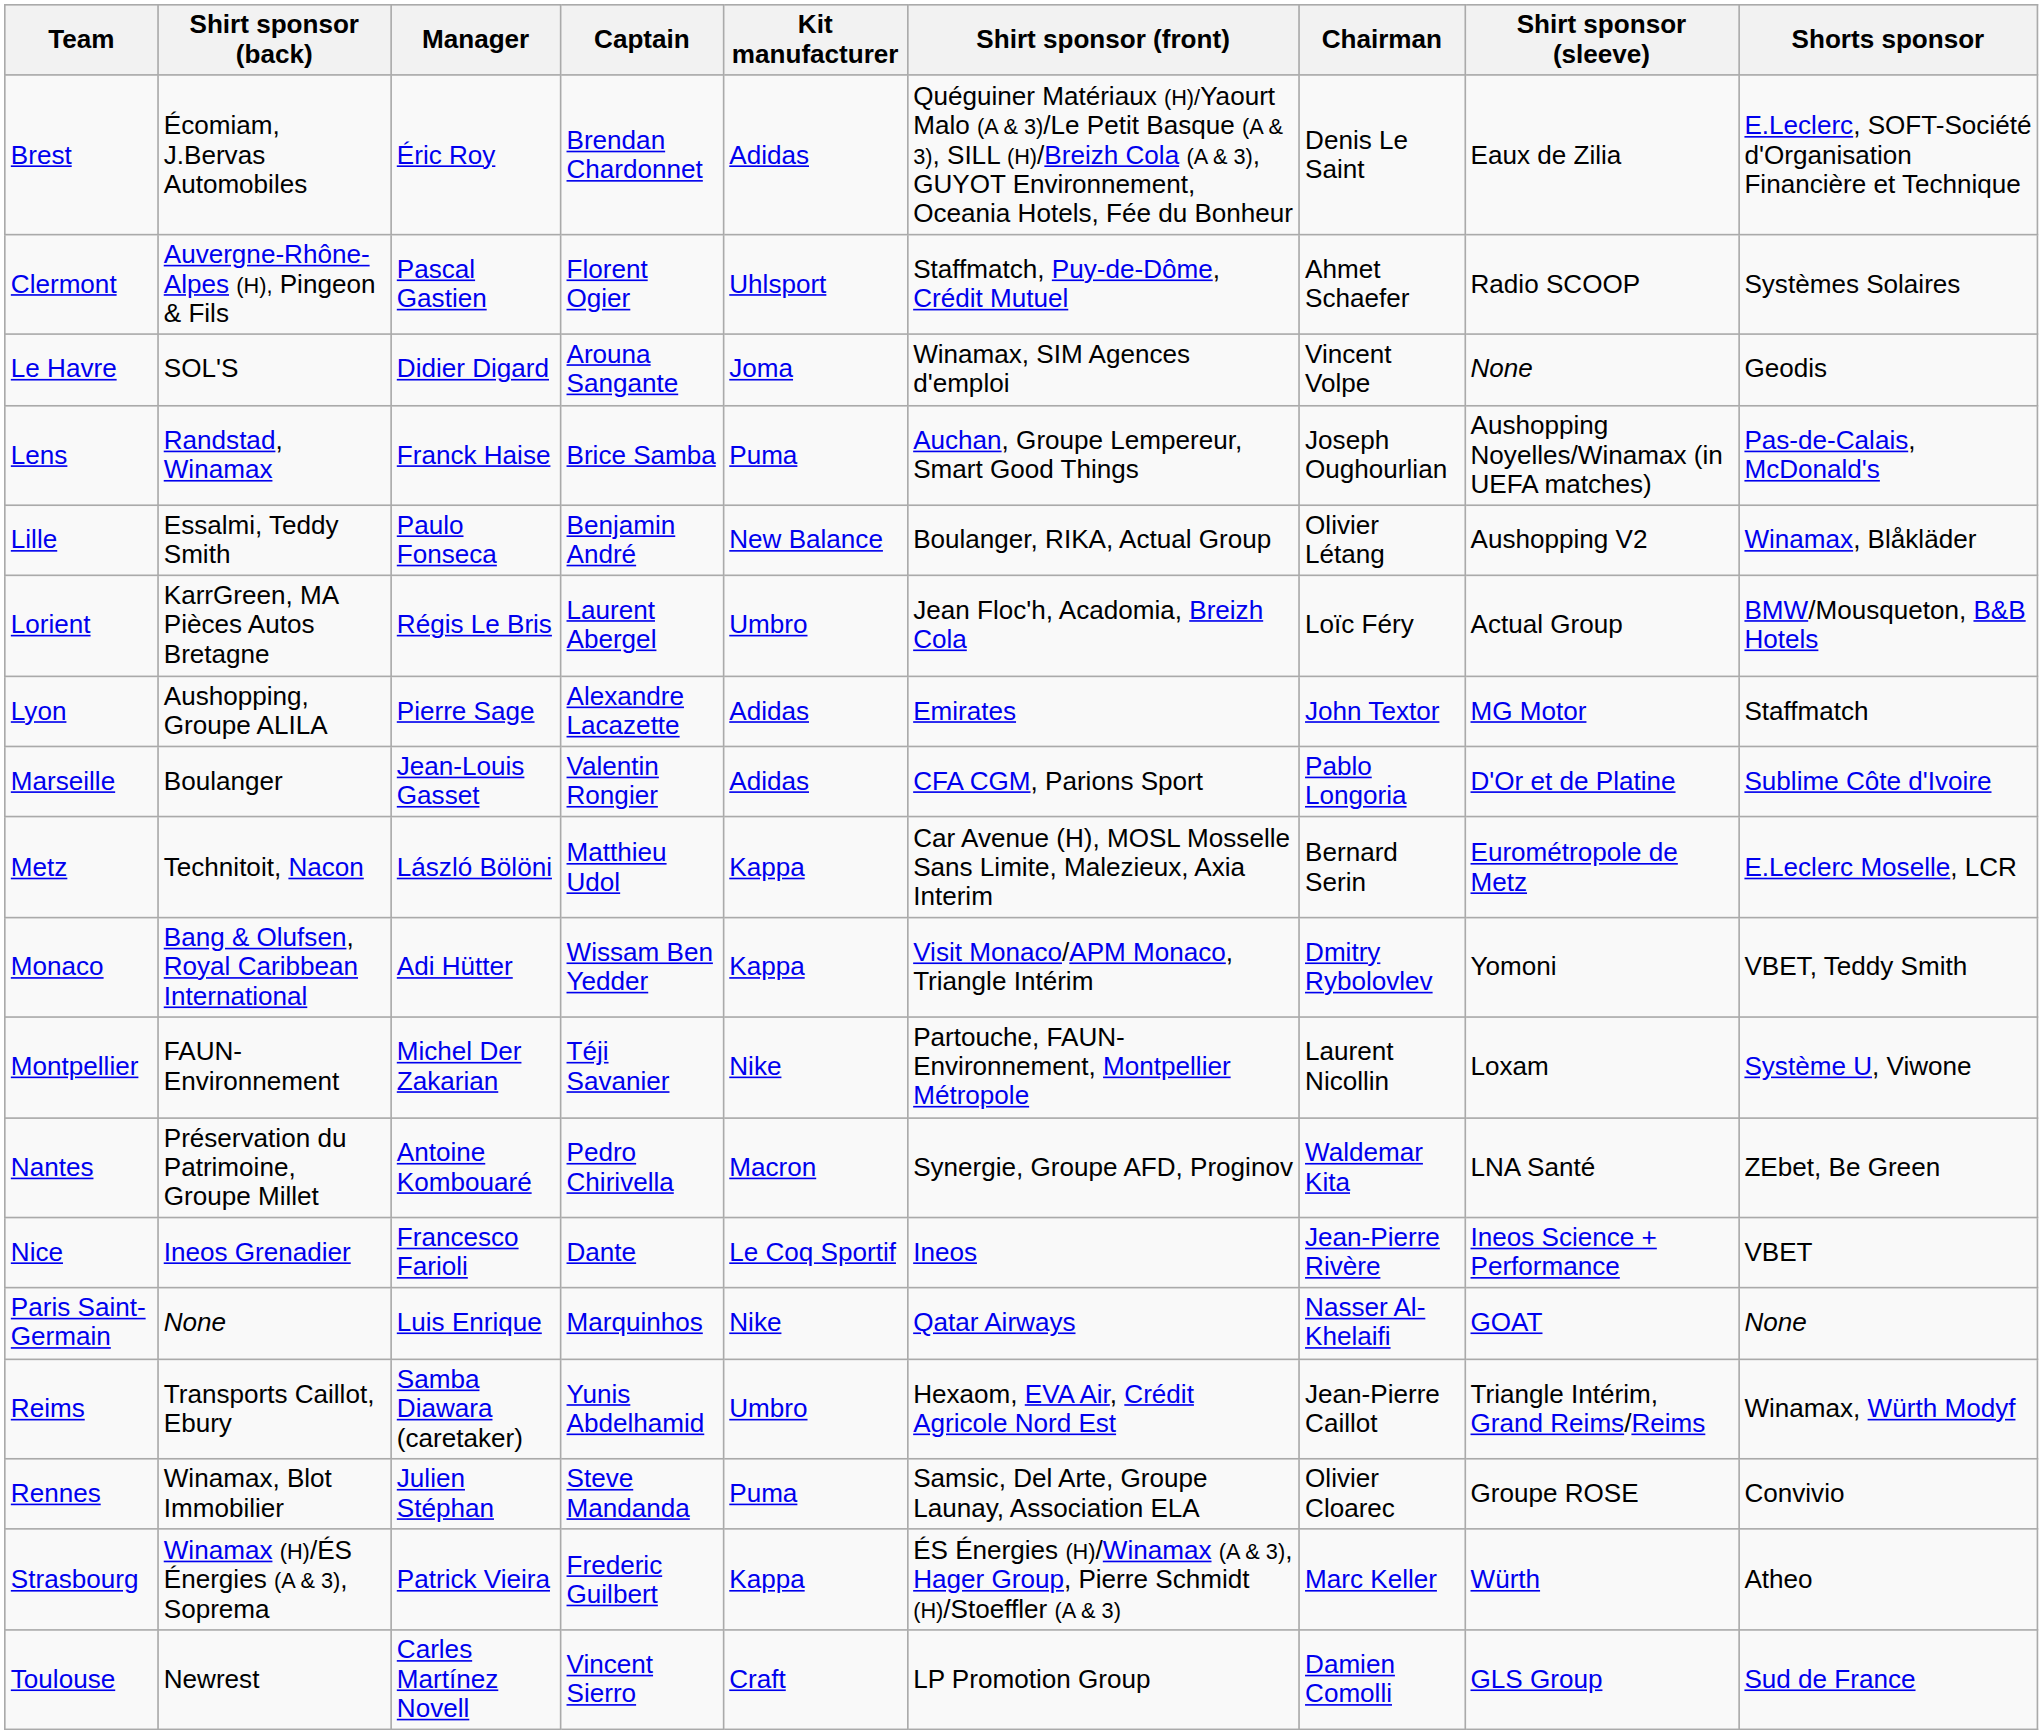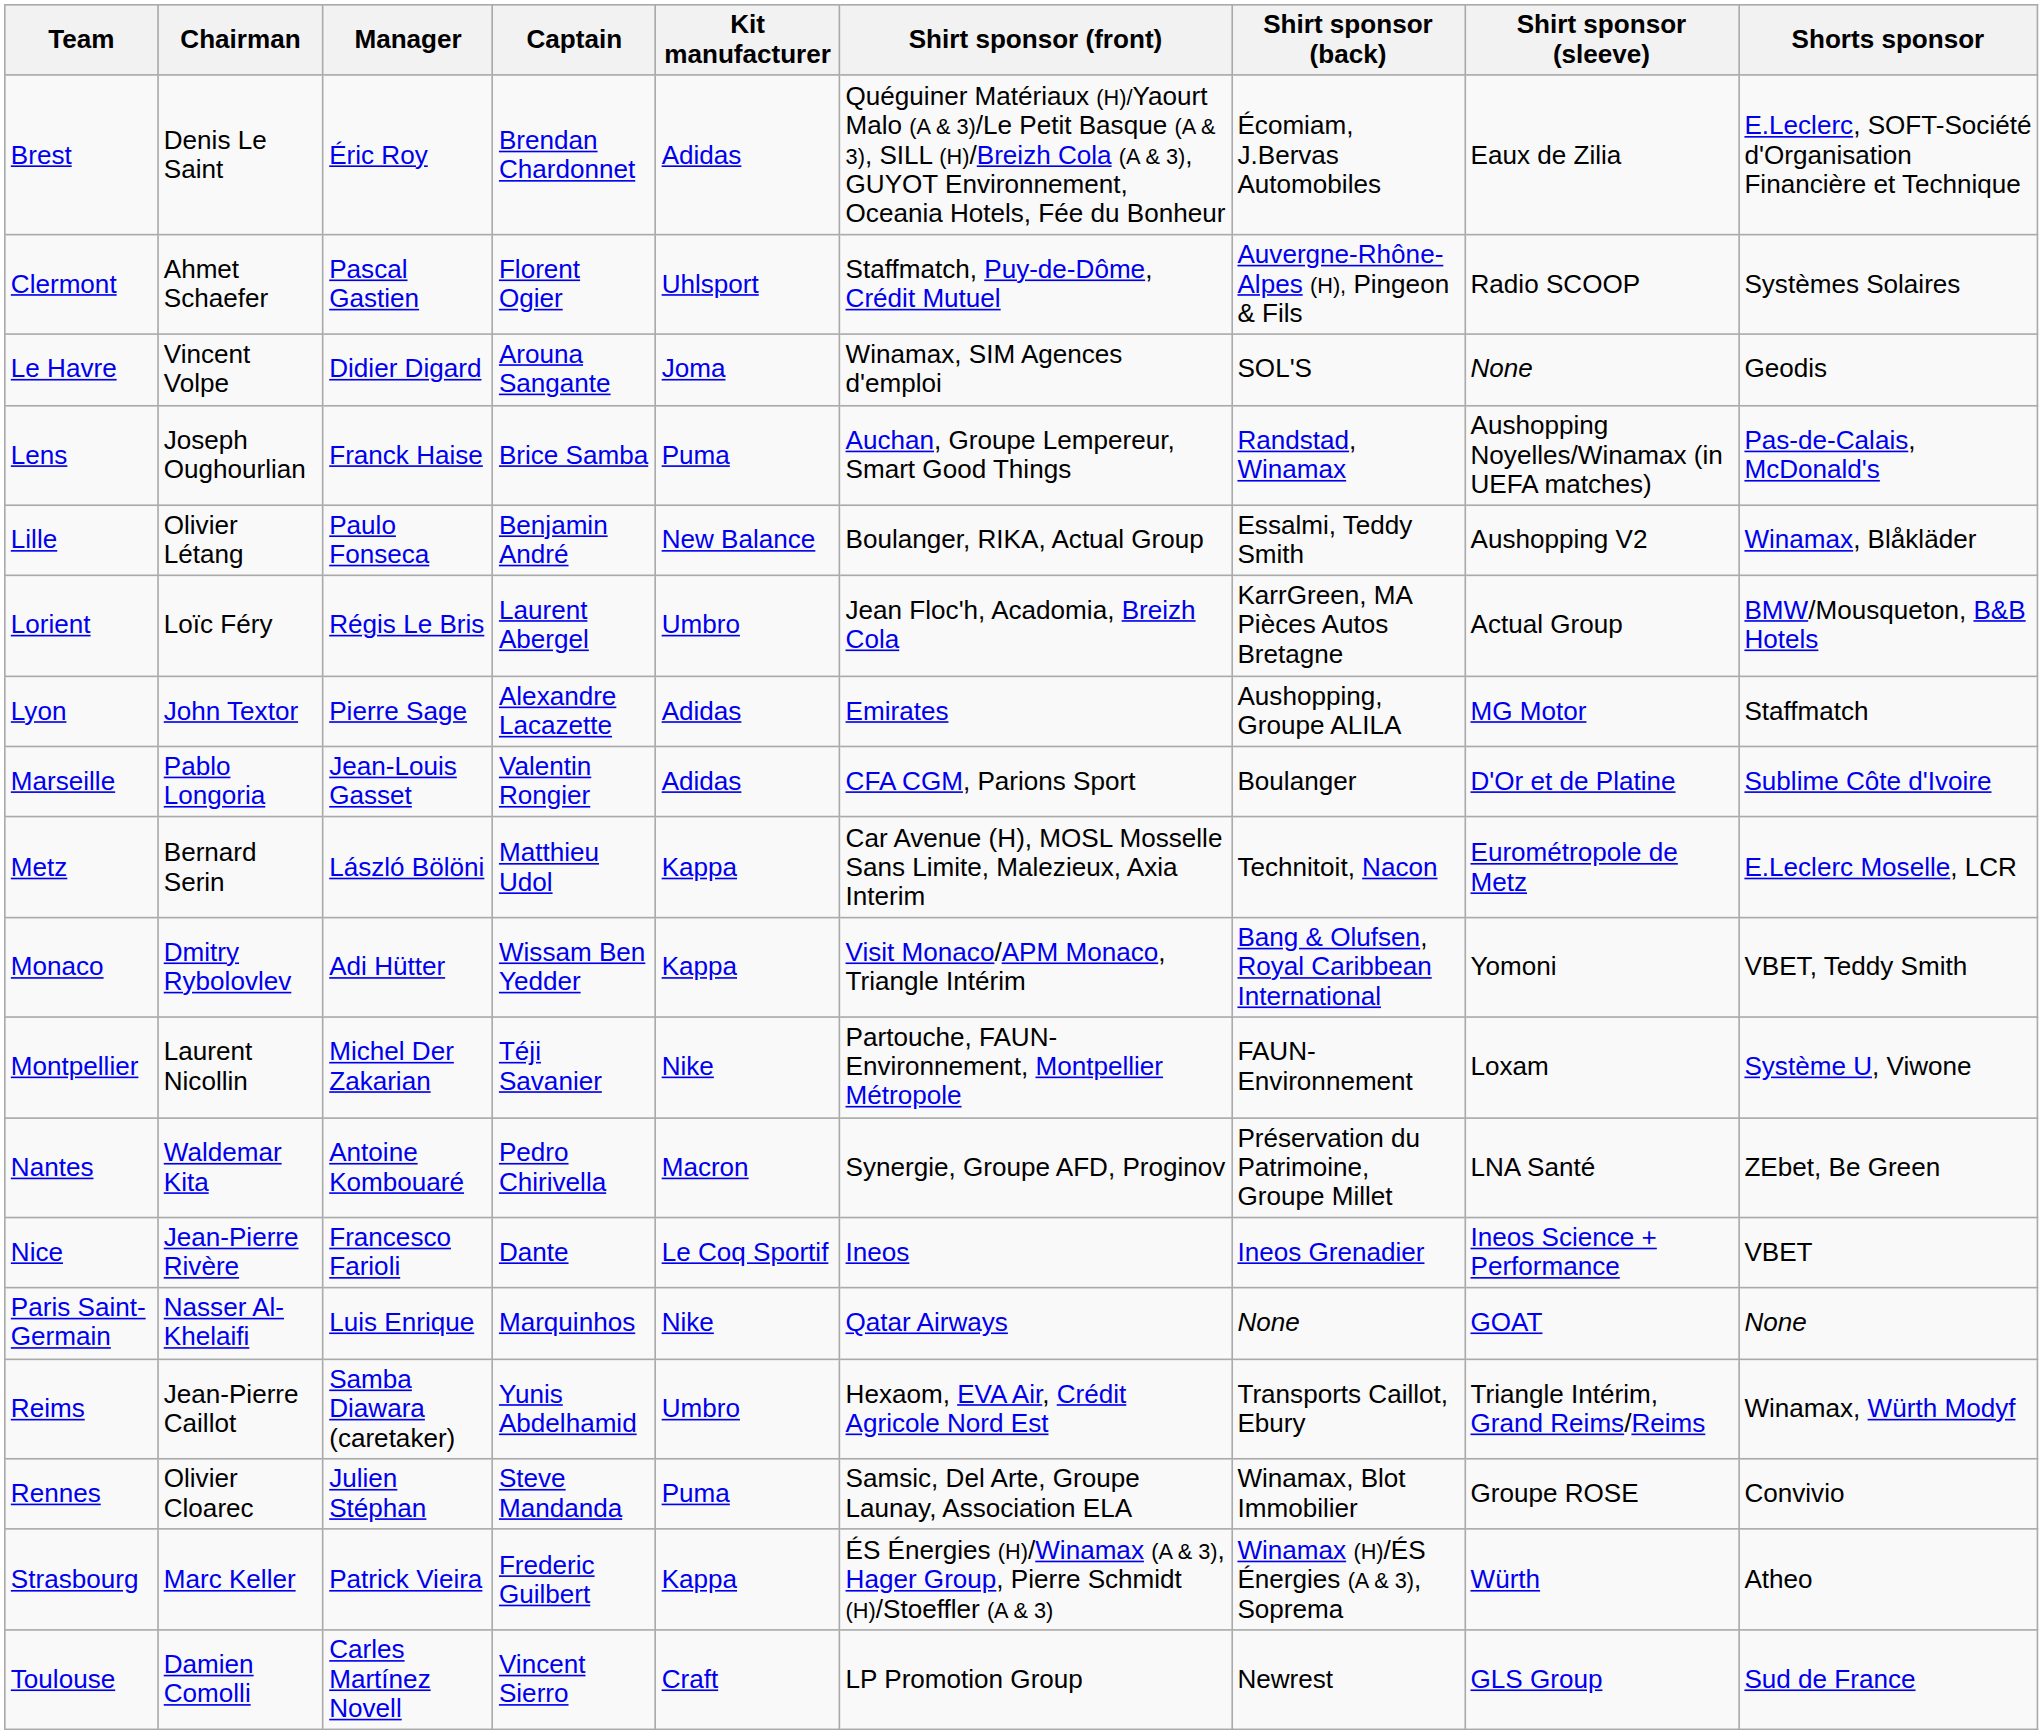columns swapped: (1382, 39) <-> (274, 39)
